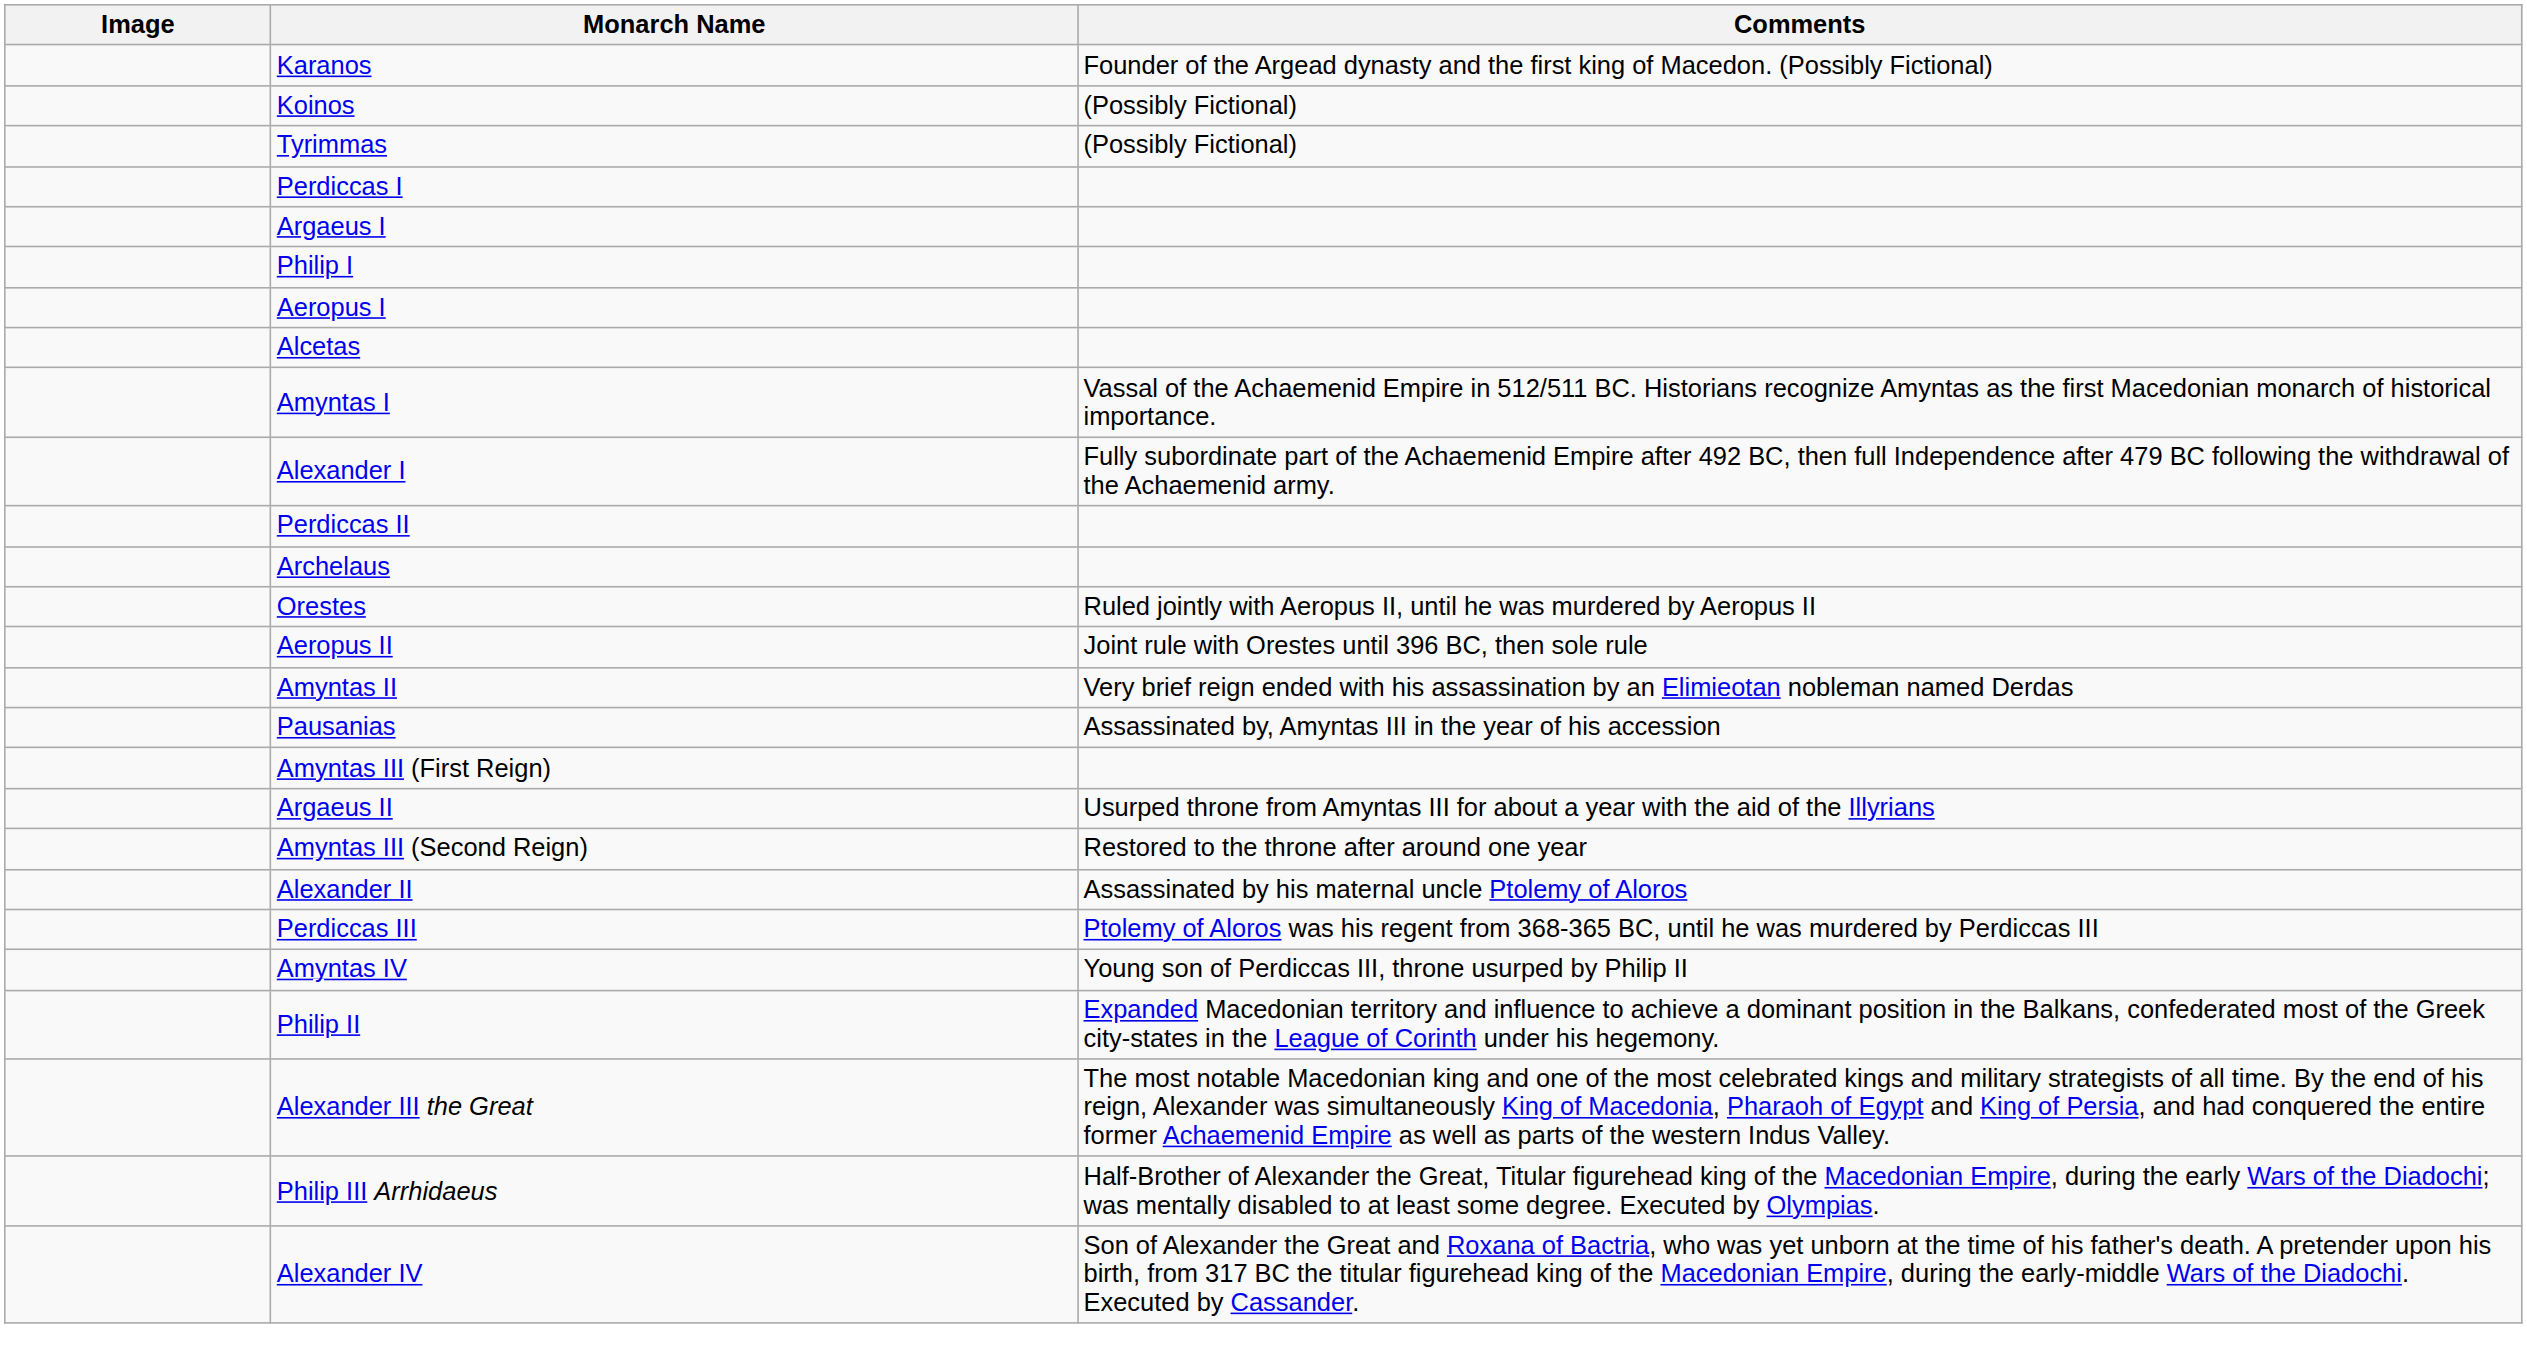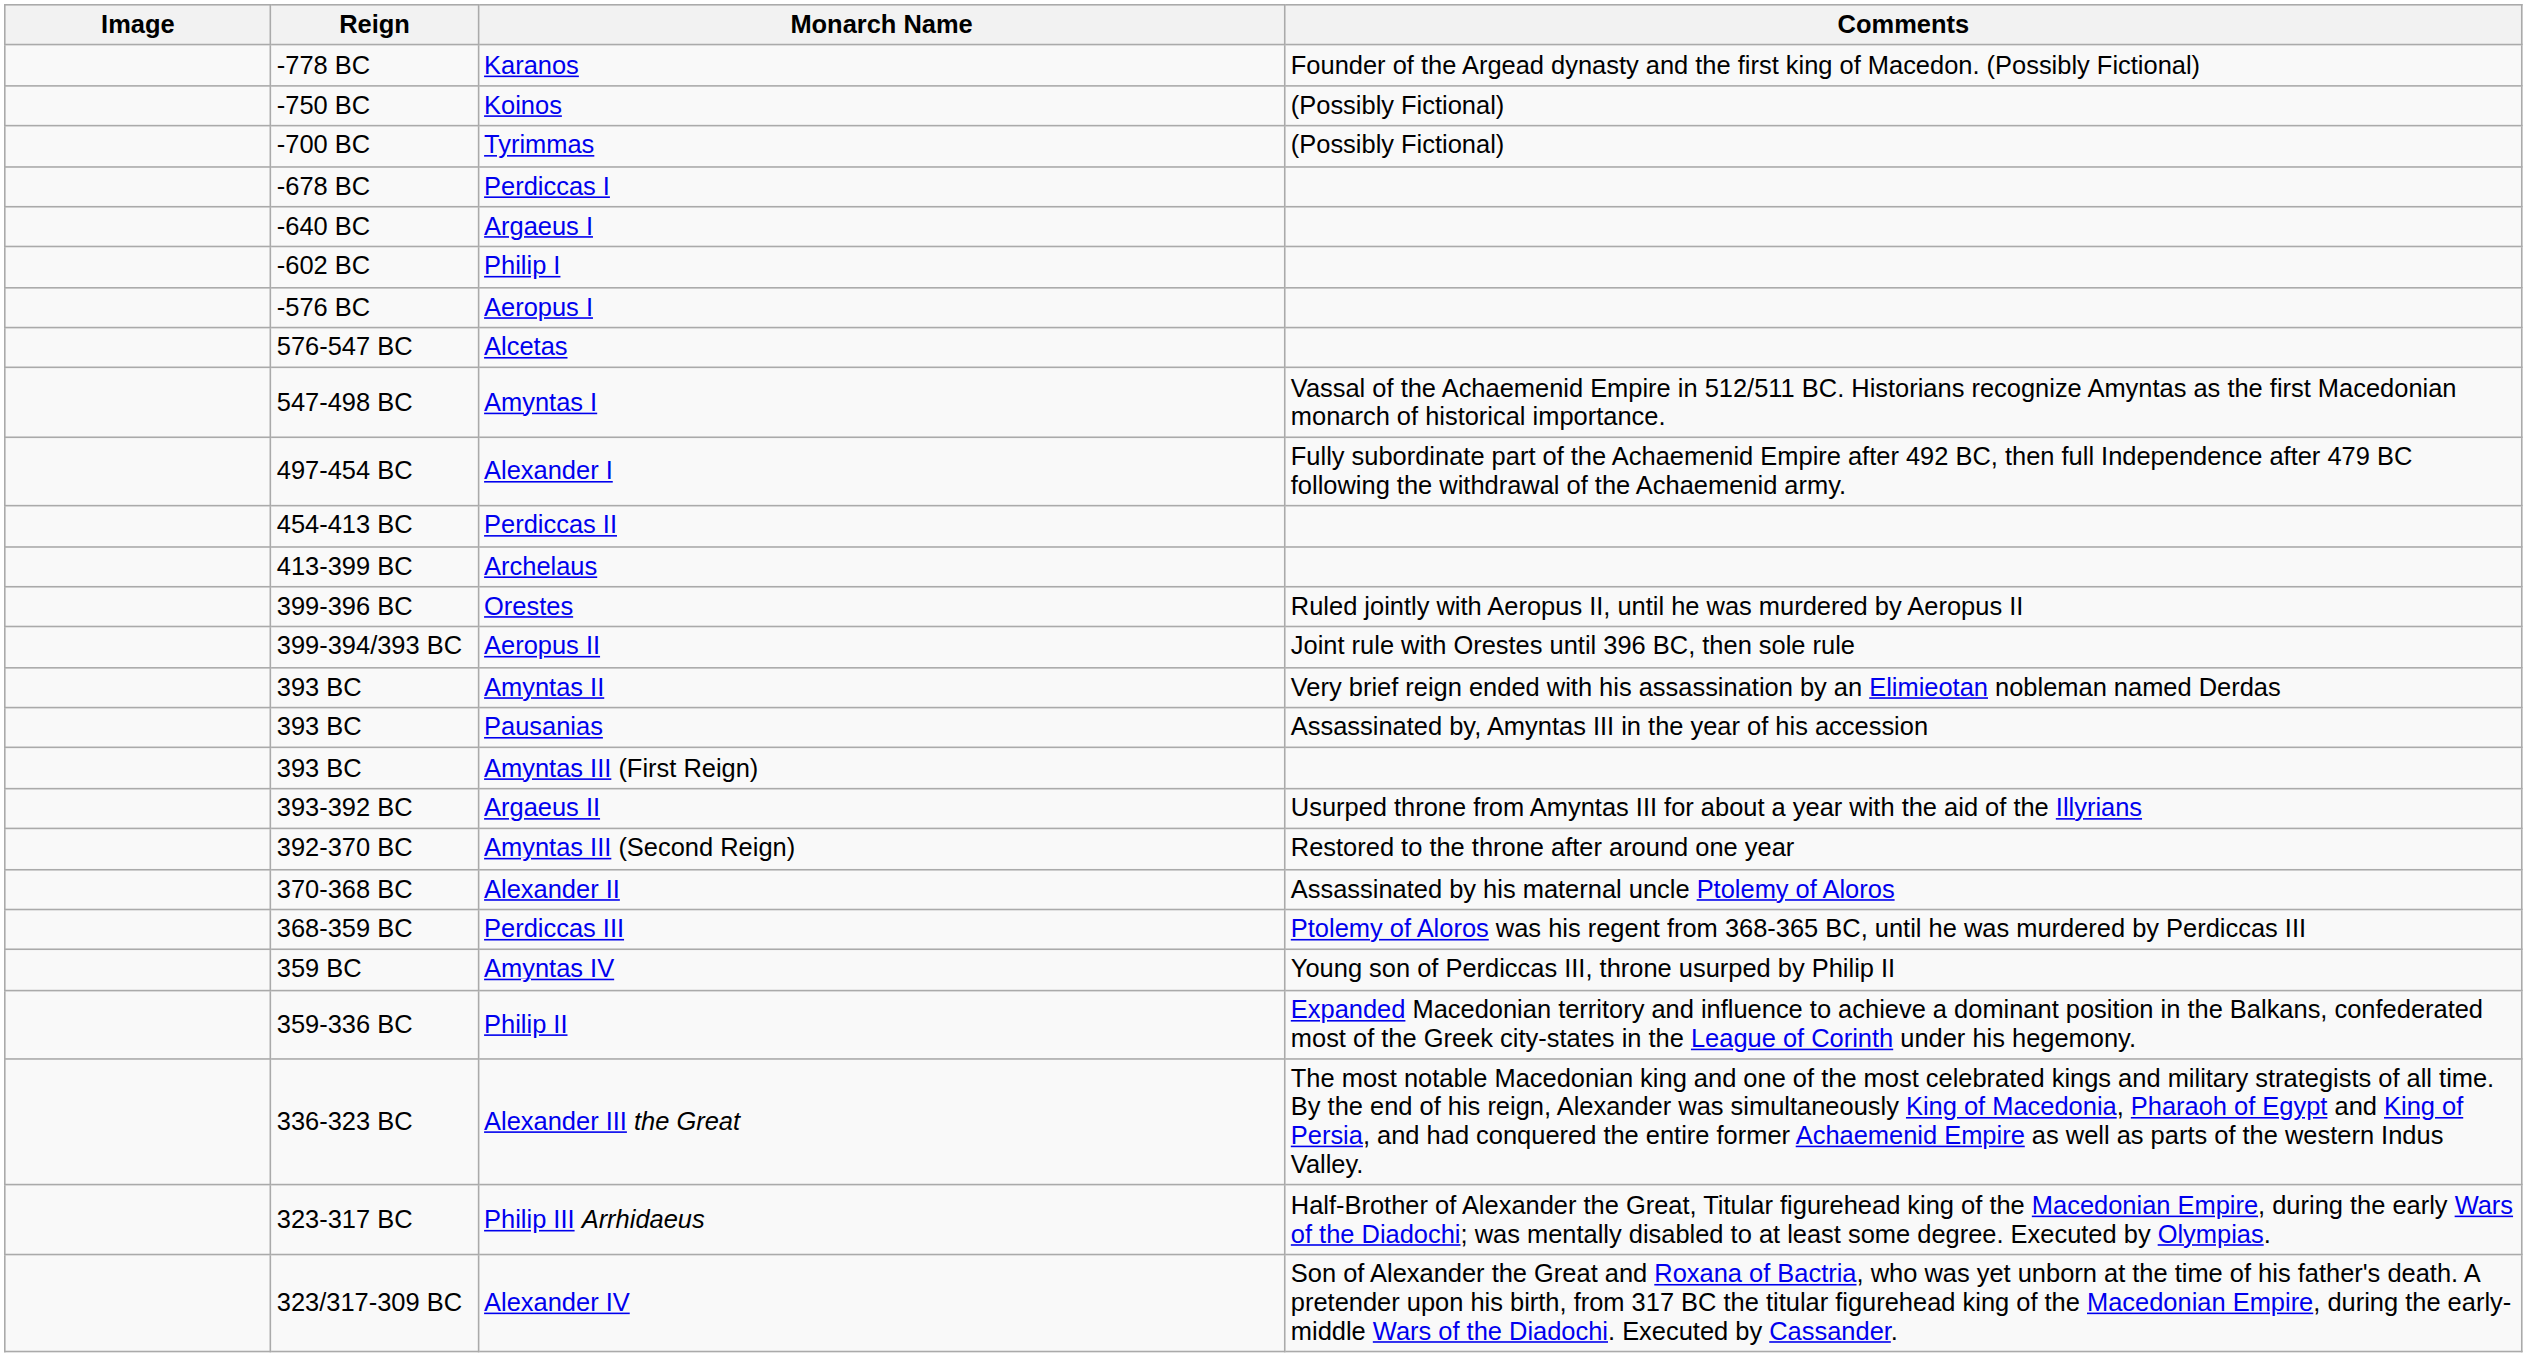+ column: (375, 24)
